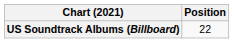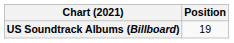(205, 29) 22 -> (205, 29) 19
